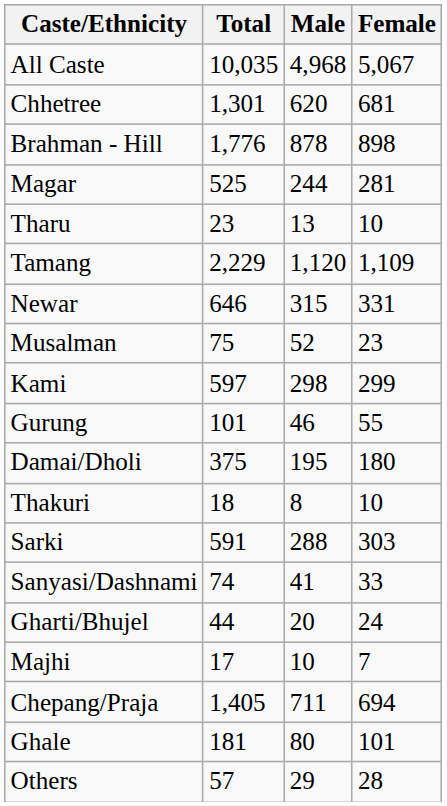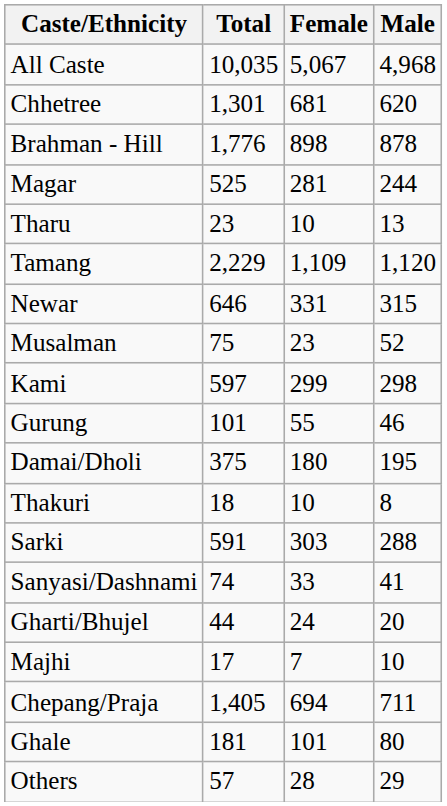columns swapped: (318, 24) <-> (397, 24)
